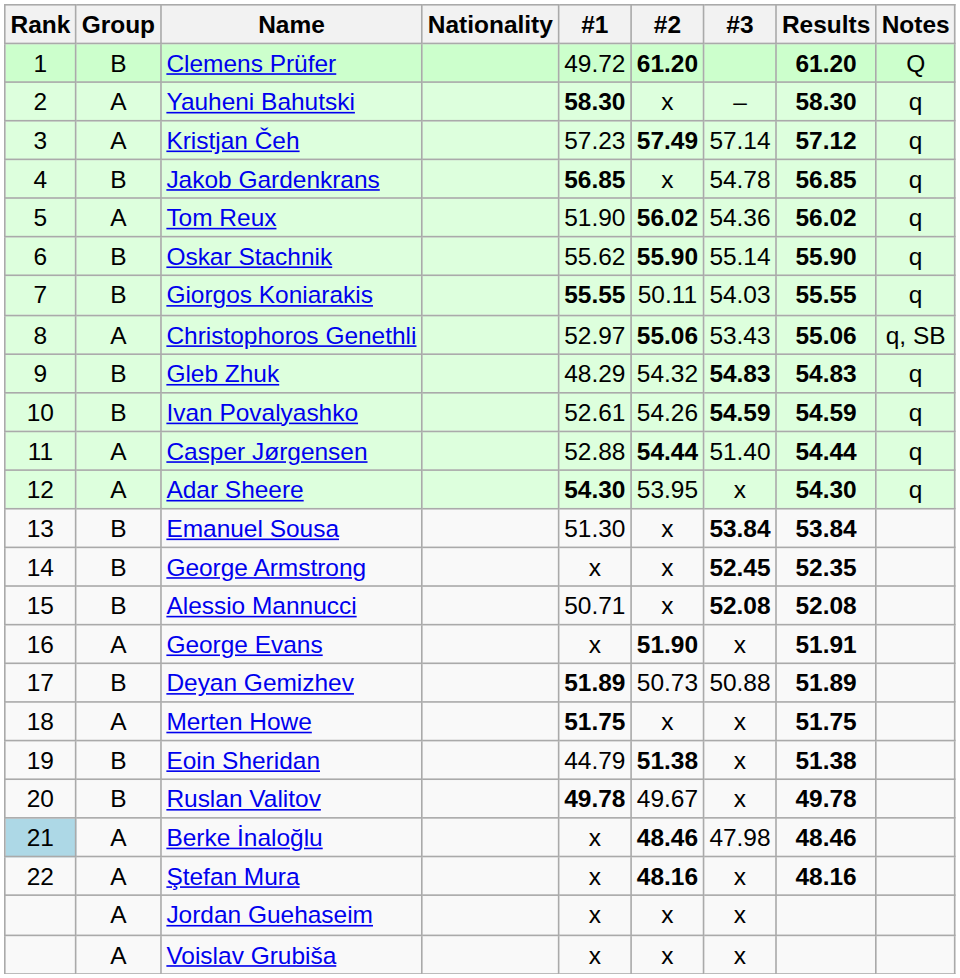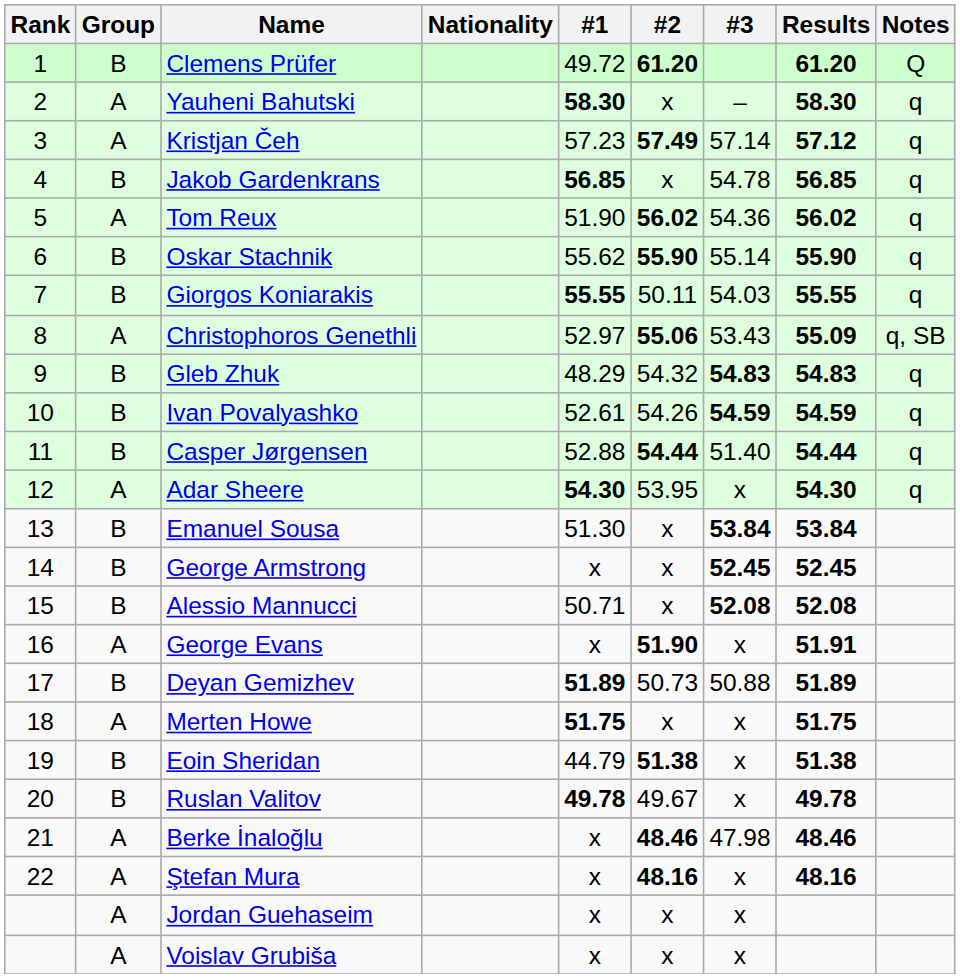(826, 334) 55.06 -> (826, 334) 55.09
(118, 451) A -> (118, 451) B
(826, 567) 52.35 -> (826, 567) 52.45
(40, 838) lightblue background -> (40, 838) no background
